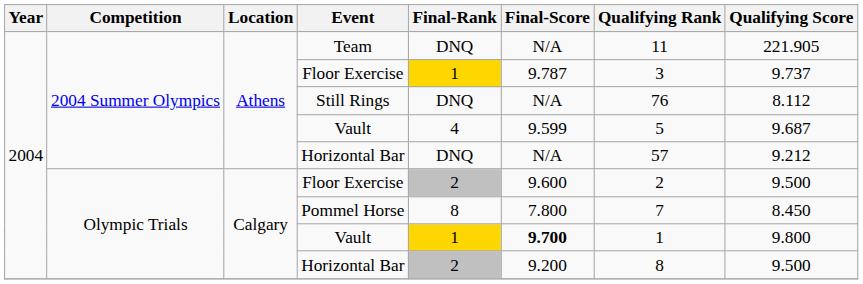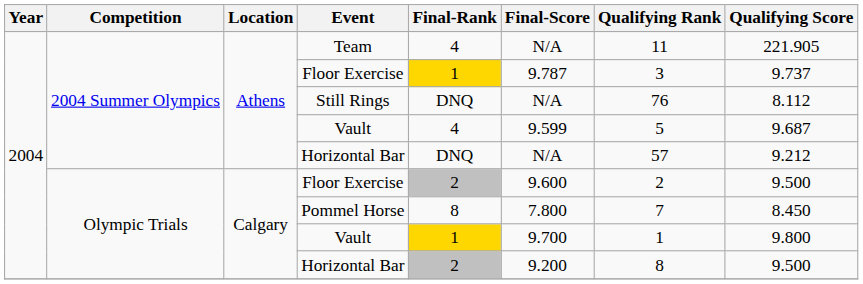(455, 45) DNQ -> (455, 45) 4
(547, 237) bold -> (547, 237) normal
